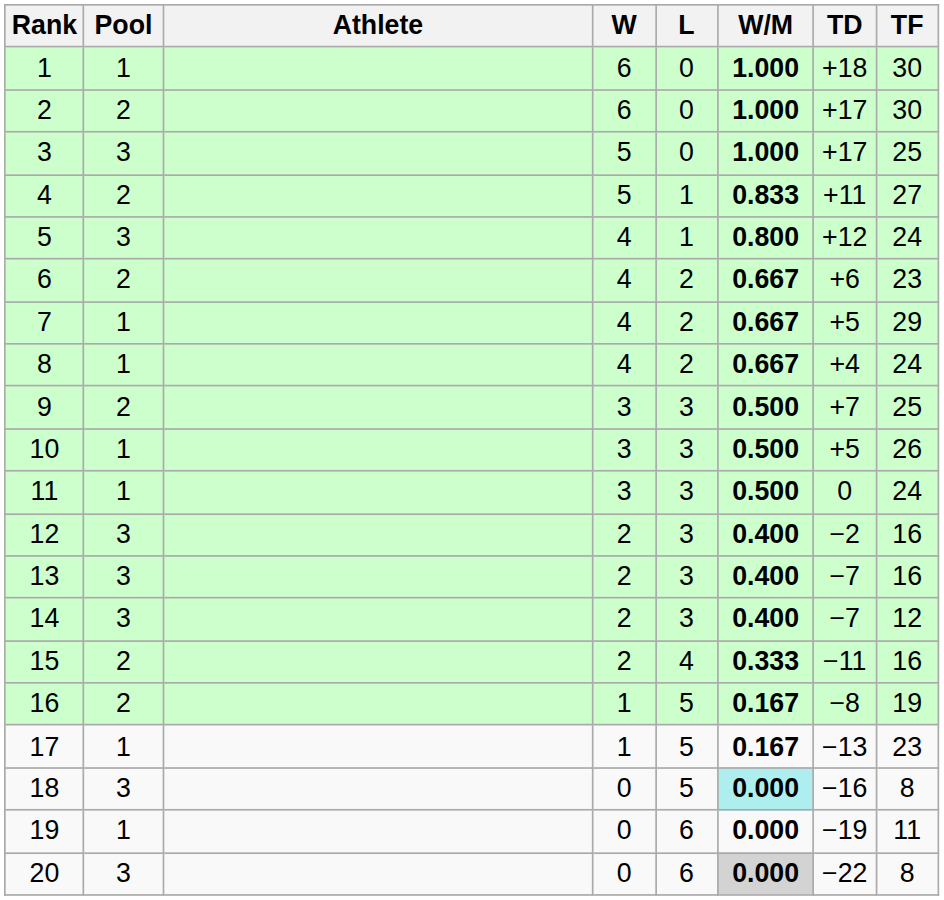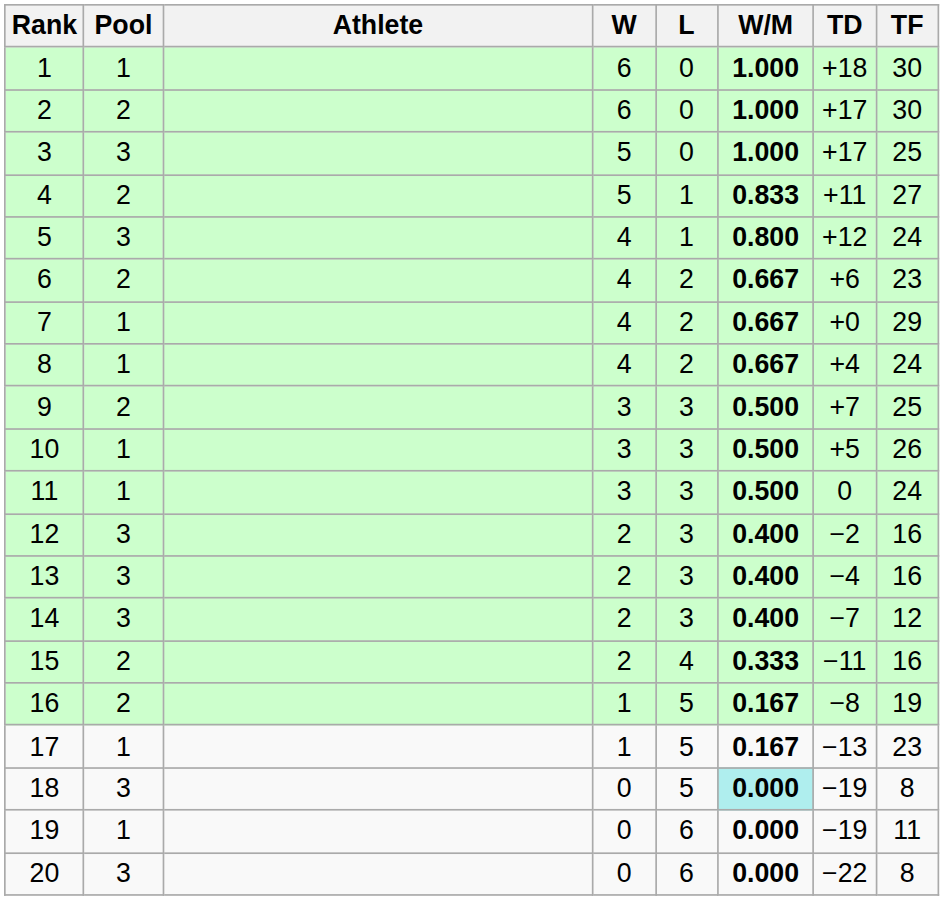(845, 322) +5 -> (845, 322) +0
(845, 576) −7 -> (845, 576) −4
(845, 788) −16 -> (845, 788) −19
(766, 873) lightgrey background -> (766, 873) no background
